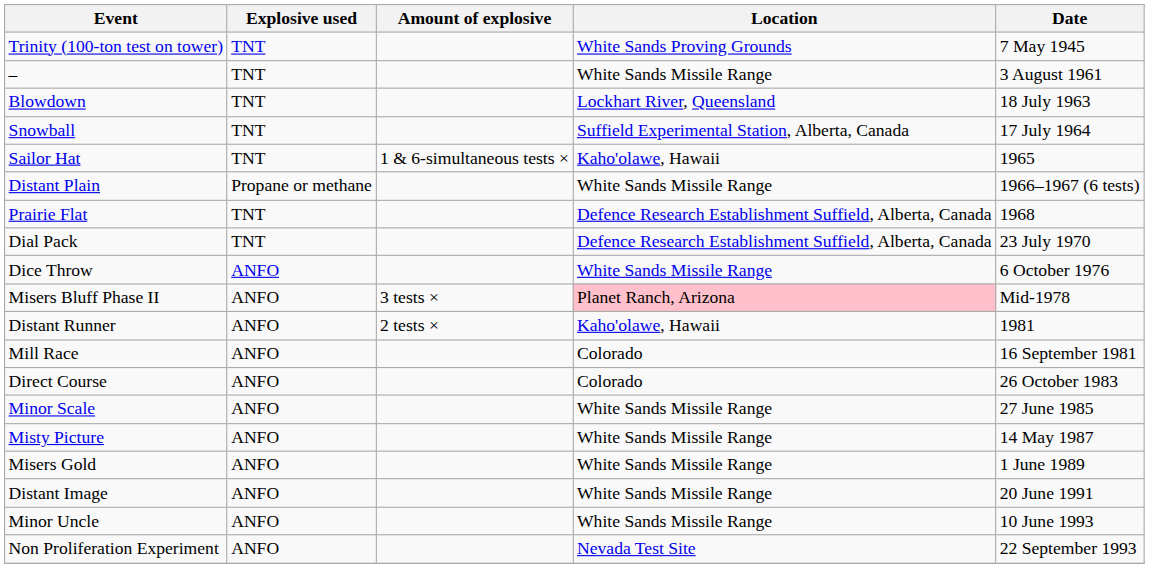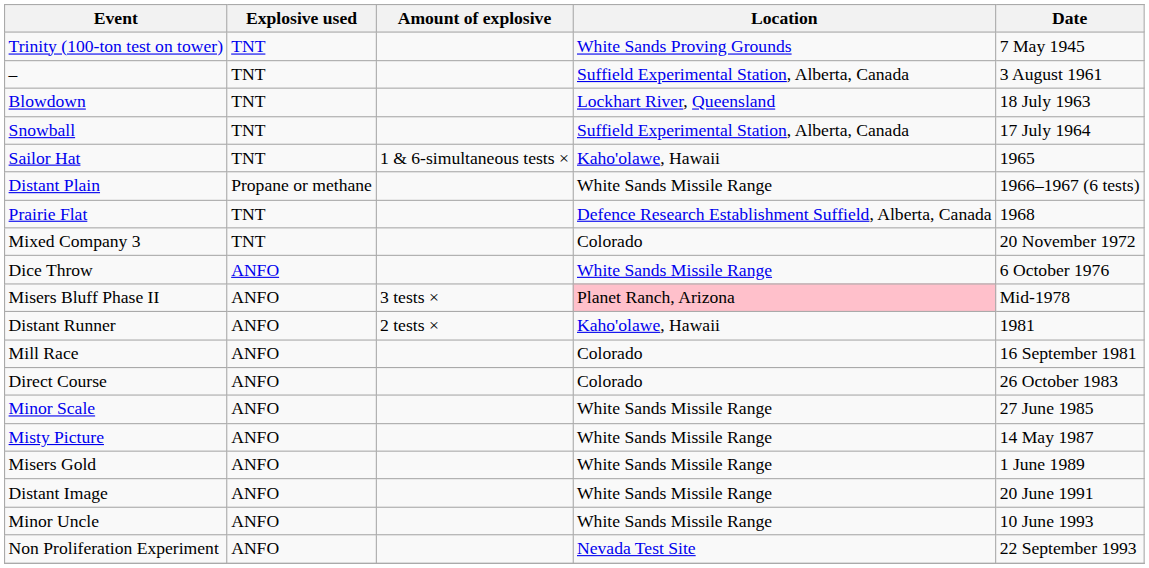(675, 74) White Sands Missile Range -> (743, 74) Suffield Experimental Station, Alberta, Canada
- row: (43, 241)
+ row: (75, 241)
